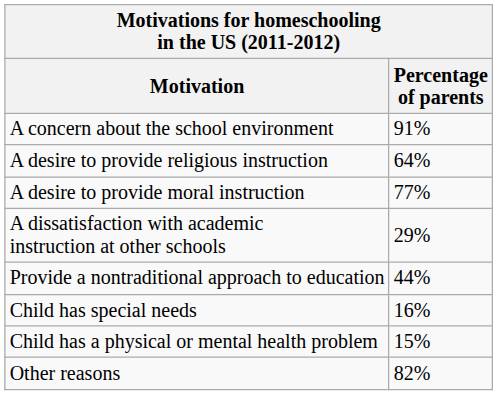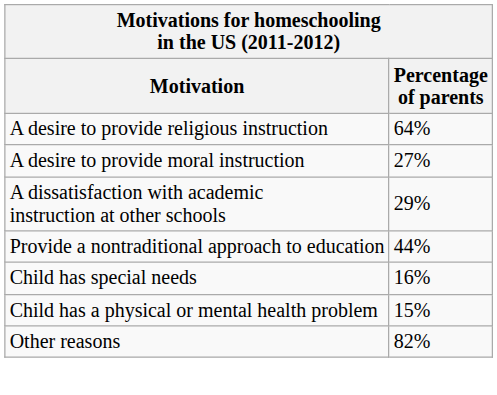- row: (172, 128)
(412, 192) 77% -> (412, 160) 27%
